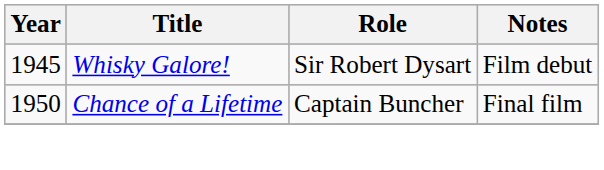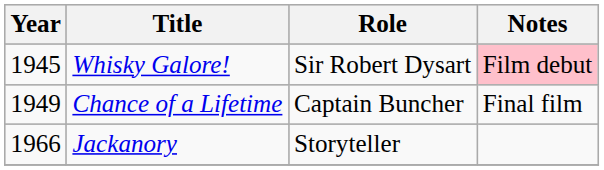(538, 64) no background -> (538, 64) pink background
(36, 104) 1950 -> (36, 104) 1949
+ row: (125, 143)
